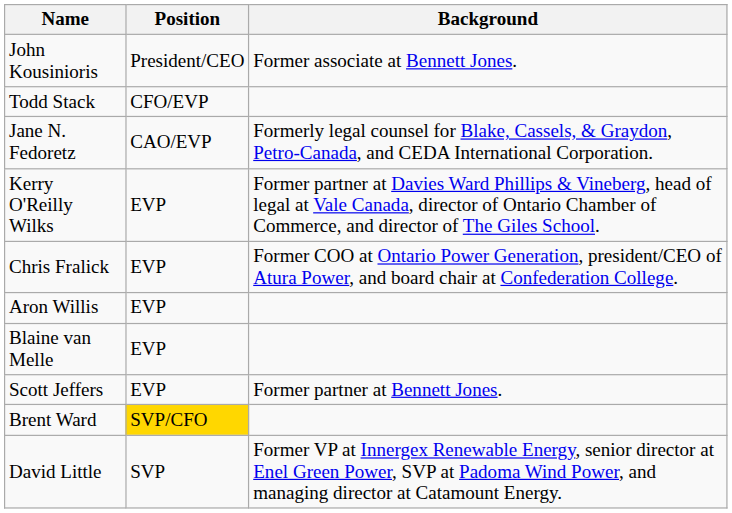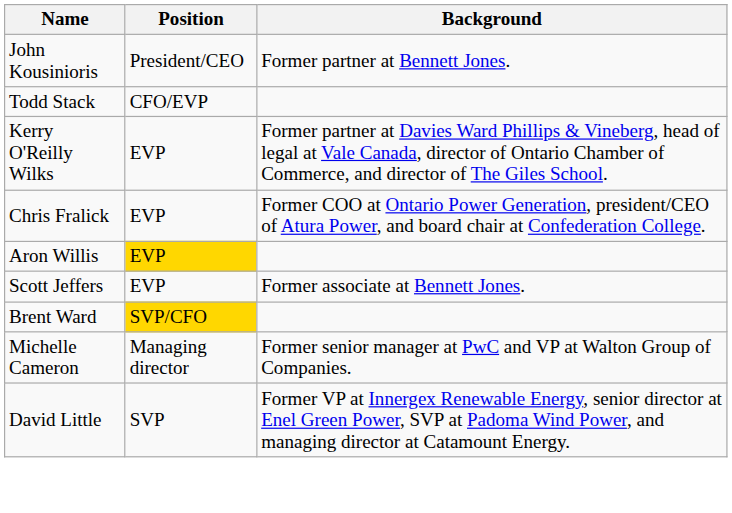(385, 60) Former associate at Bennett Jones. -> (386, 60) Former partner at Bennett Jones.
- row: (42, 142)
(148, 307) no background -> (148, 256) gold background
- row: (50, 348)
(378, 389) Former partner at Bennett Jones. -> (393, 286) Former associate at Bennett Jones.
+ row: (44, 357)
